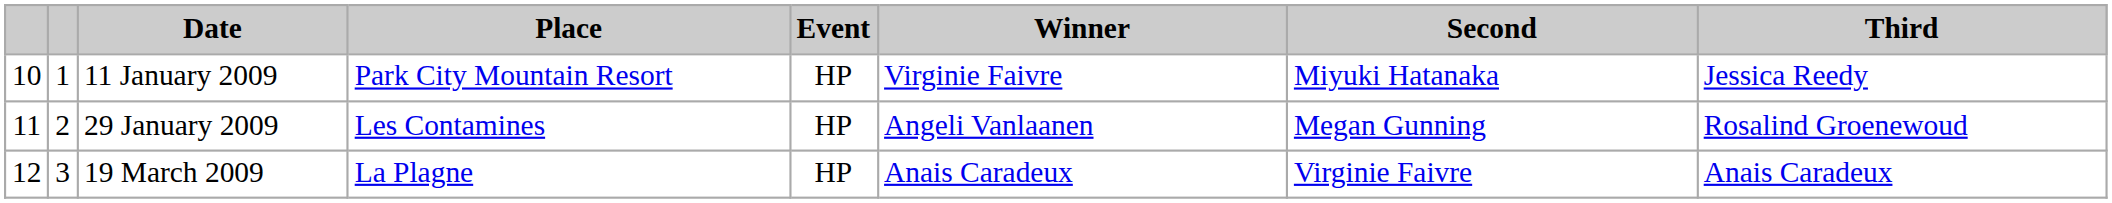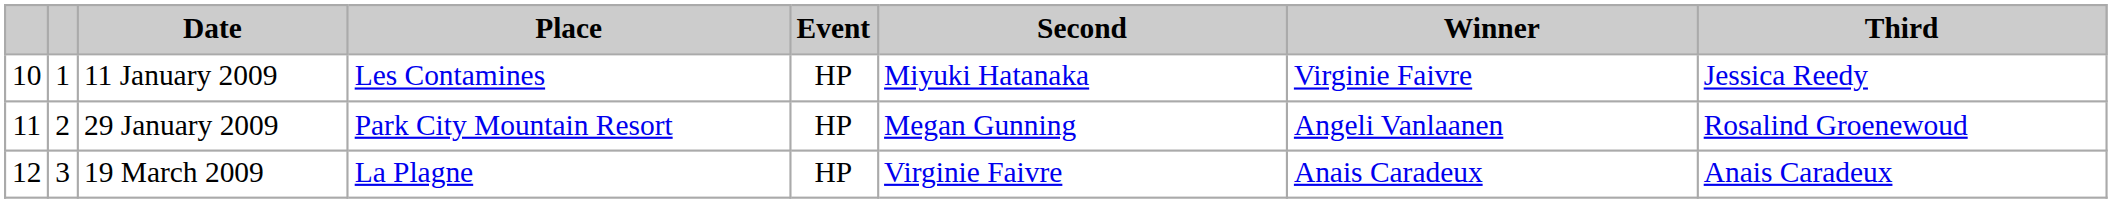columns swapped: (1082, 28) <-> (1492, 28)
(514, 76) Park City Mountain Resort -> (450, 76) Les Contamines
(450, 124) Les Contamines -> (514, 124) Park City Mountain Resort
